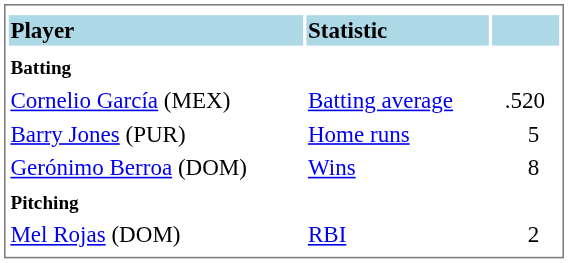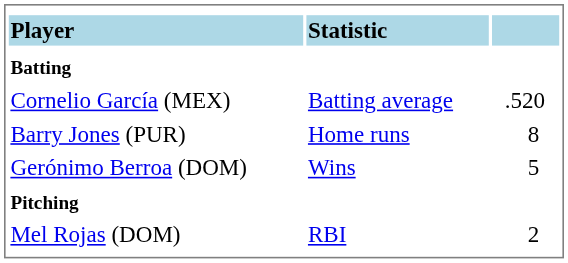(516, 134) 5 -> (516, 134) 8
(516, 167) 8 -> (516, 167) 5
